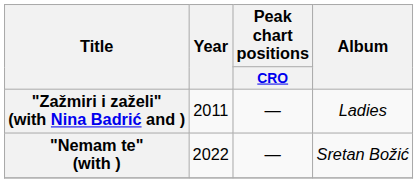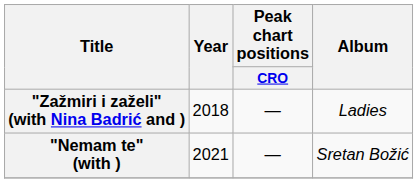(211, 111) 2011 -> (211, 111) 2018
(211, 155) 2022 -> (211, 155) 2021
